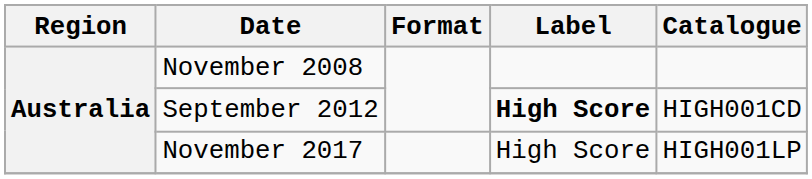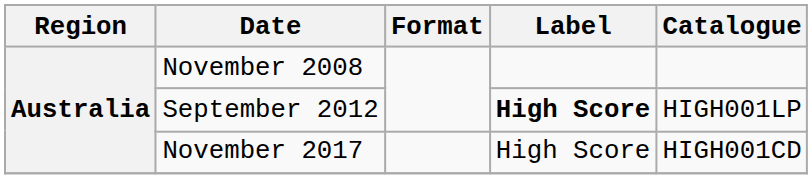(732, 110) HIGH001CD -> (732, 110) HIGH001LP
(732, 152) HIGH001LP -> (732, 152) HIGH001CD
